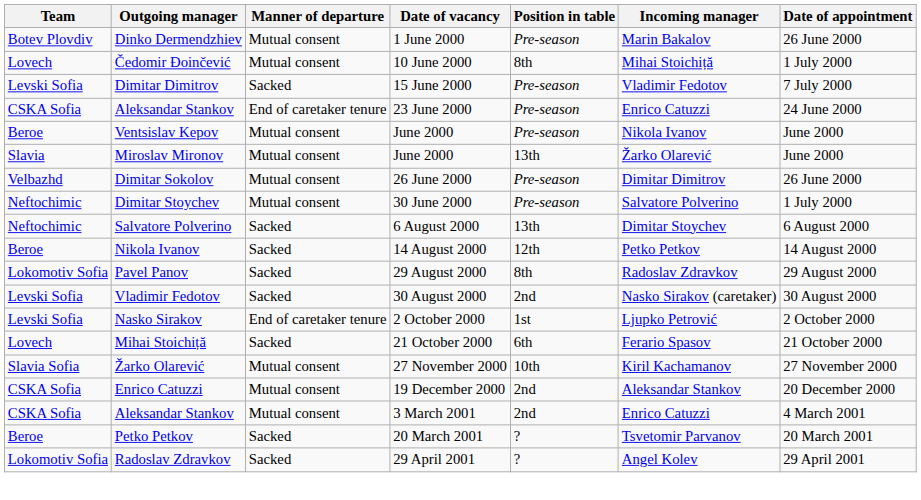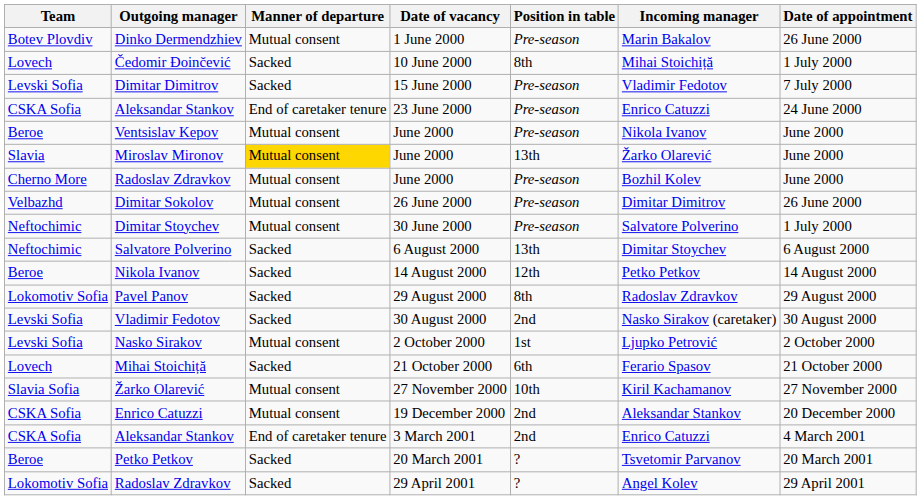(294, 62) Mutual consent -> (270, 62) Sacked
(294, 156) no background -> (294, 156) gold background
+ row: (173, 179)
(318, 319) End of caretaker tenure -> (294, 343) Mutual consent
(294, 413) Mutual consent -> (318, 436) End of caretaker tenure
